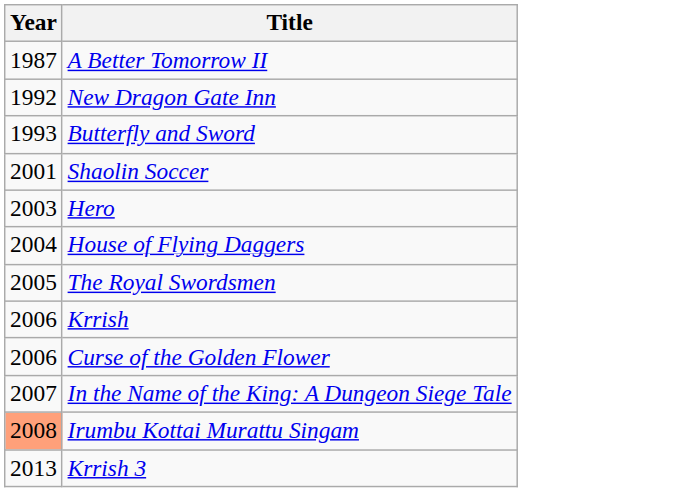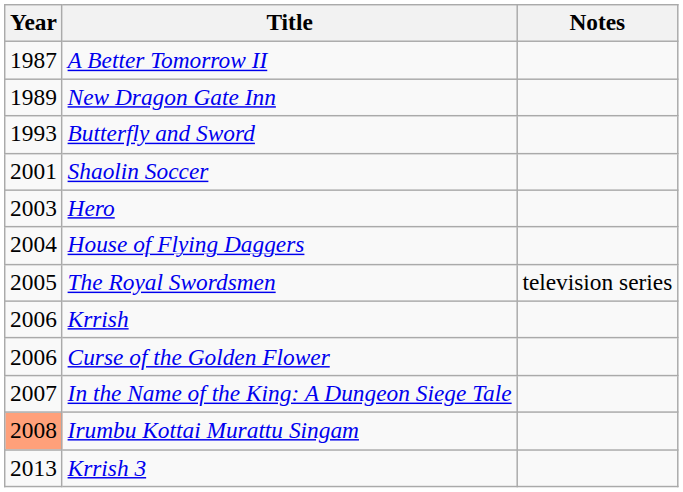+ column: (597, 23)
(33, 97) 1992 -> (33, 97) 1989
